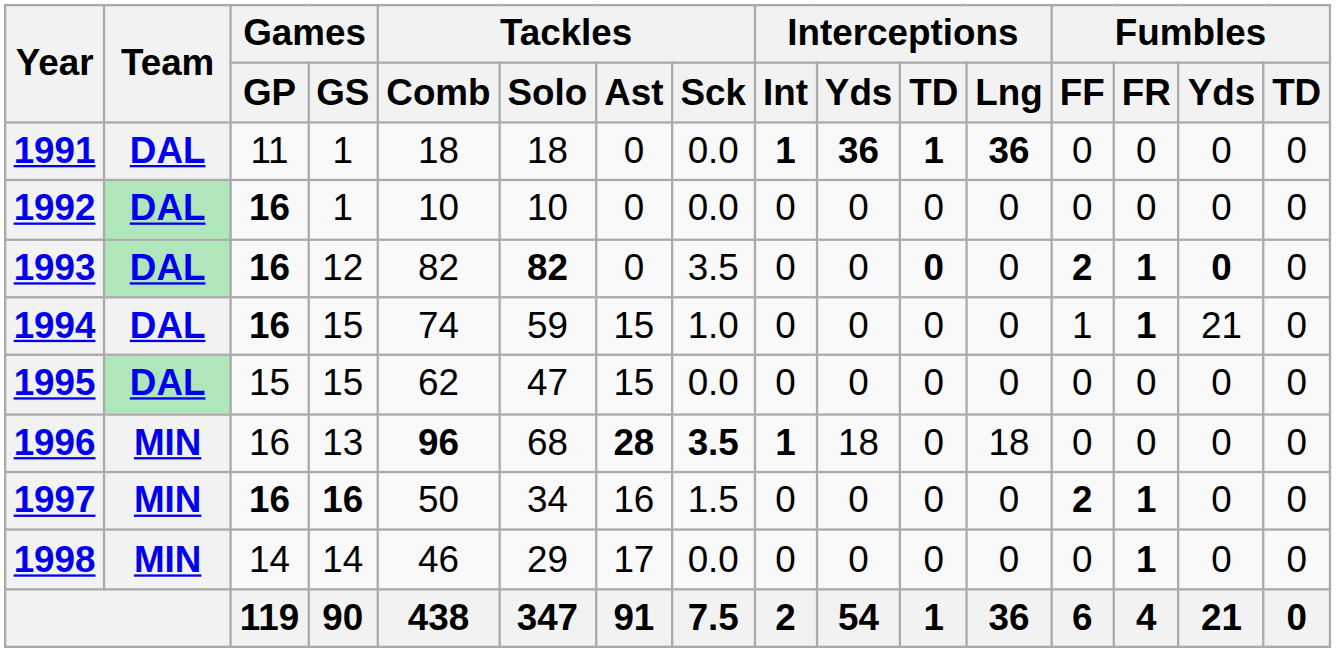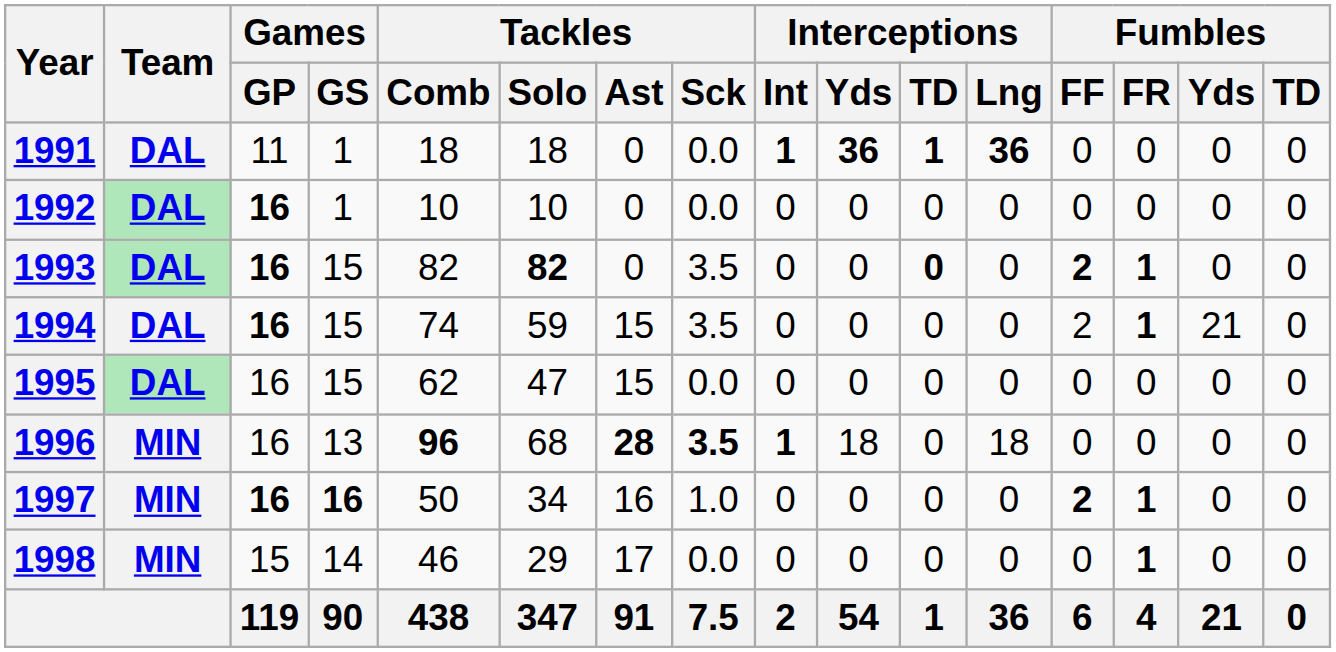(343, 267) 12 -> (343, 267) 15
(1221, 267) bold -> (1221, 267) normal
(713, 325) 1.0 -> (713, 325) 3.5
(1082, 325) 1 -> (1082, 325) 2
(269, 383) 15 -> (269, 383) 16
(713, 500) 1.5 -> (713, 500) 1.0
(269, 558) 14 -> (269, 558) 15
